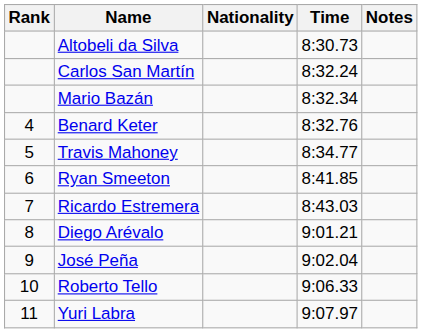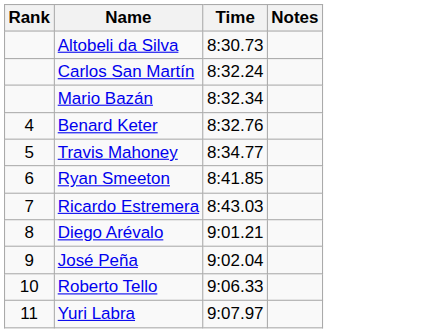- column: (250, 17)
